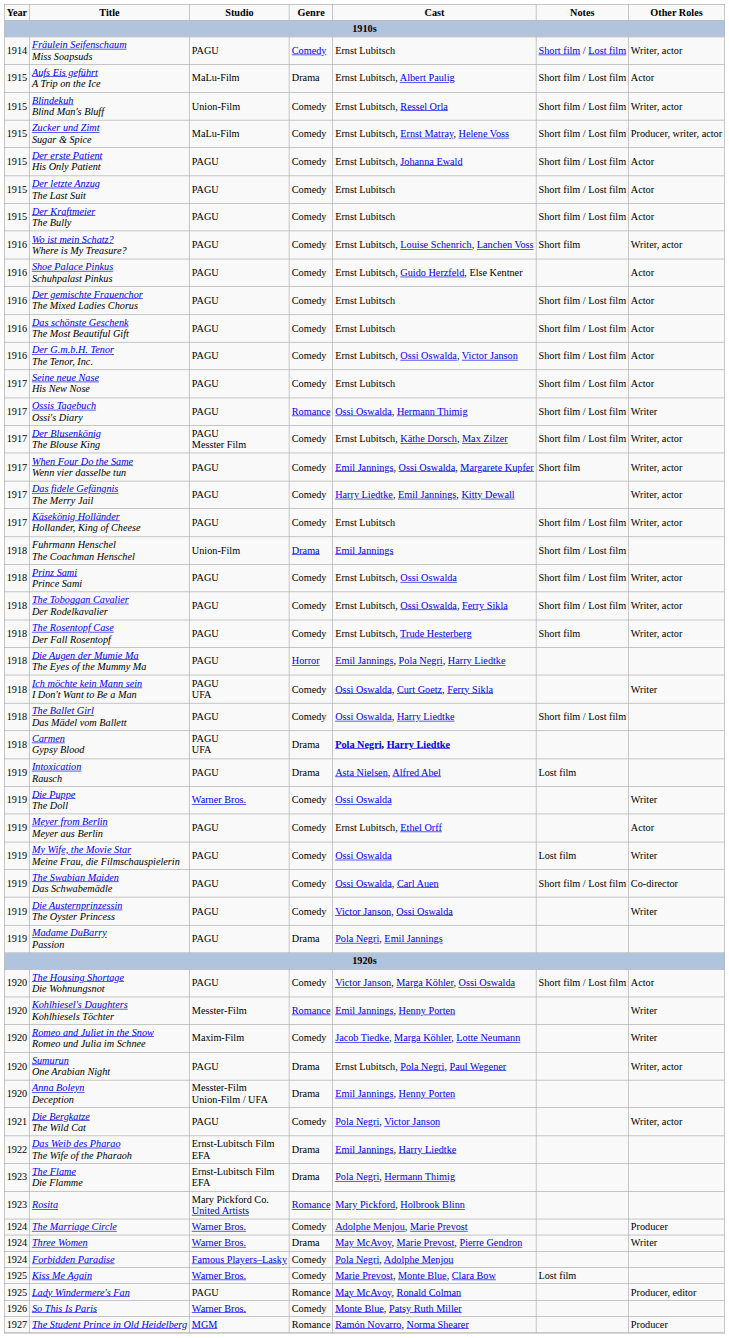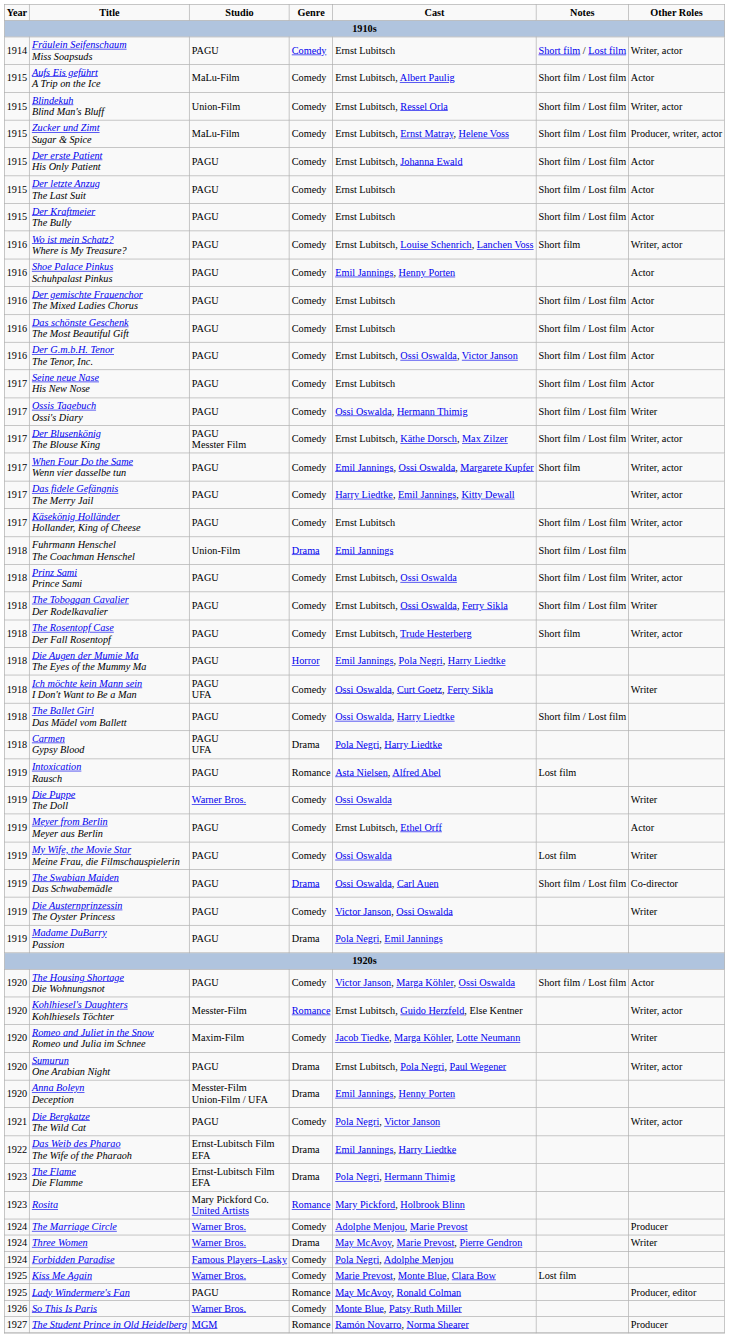(306, 78) Drama -> (309, 78) Comedy
(429, 272) Ernst Lubitsch, Guido Herzfeld, Else Kentner -> (395, 272) Emil Jannings, Henny Porten
(311, 411) Romance -> (309, 411) Comedy
(657, 606) Writer, actor -> (644, 606) Writer
(393, 744) bold -> (389, 744) normal
(306, 772) Drama -> (311, 772) Romance
(309, 883) Comedy -> (306, 883) Drama
(395, 1010) Emil Jannings, Henny Porten -> (429, 1010) Ernst Lubitsch, Guido Herzfeld, Else Kentner
(644, 1010) Writer -> (657, 1010) Writer, actor
